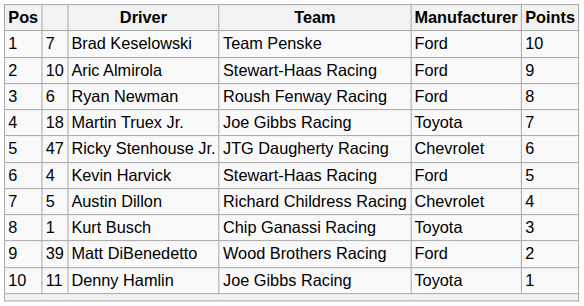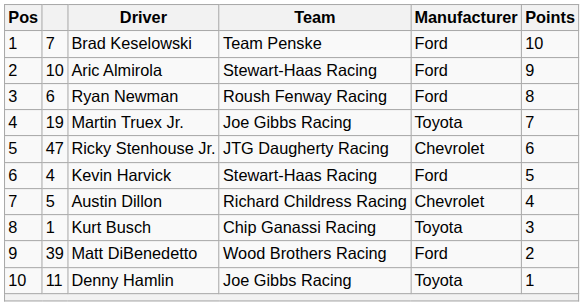(55, 122) 18 -> (55, 122) 19
